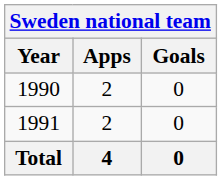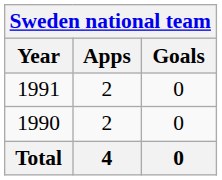rows swapped: (39, 89) <-> (39, 123)
